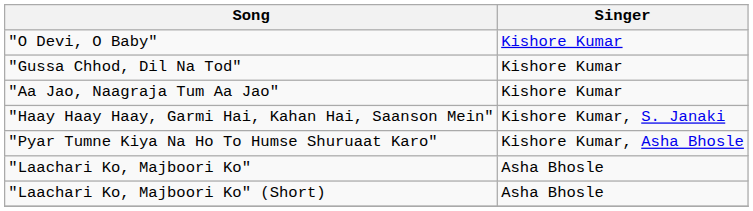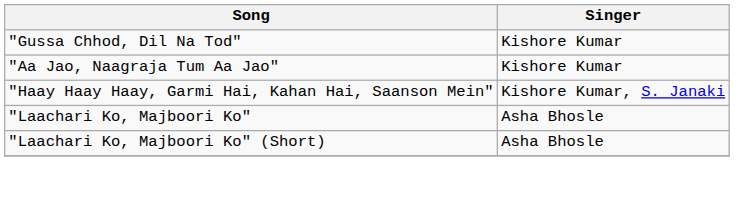- row: (83, 43)
- row: (223, 143)
